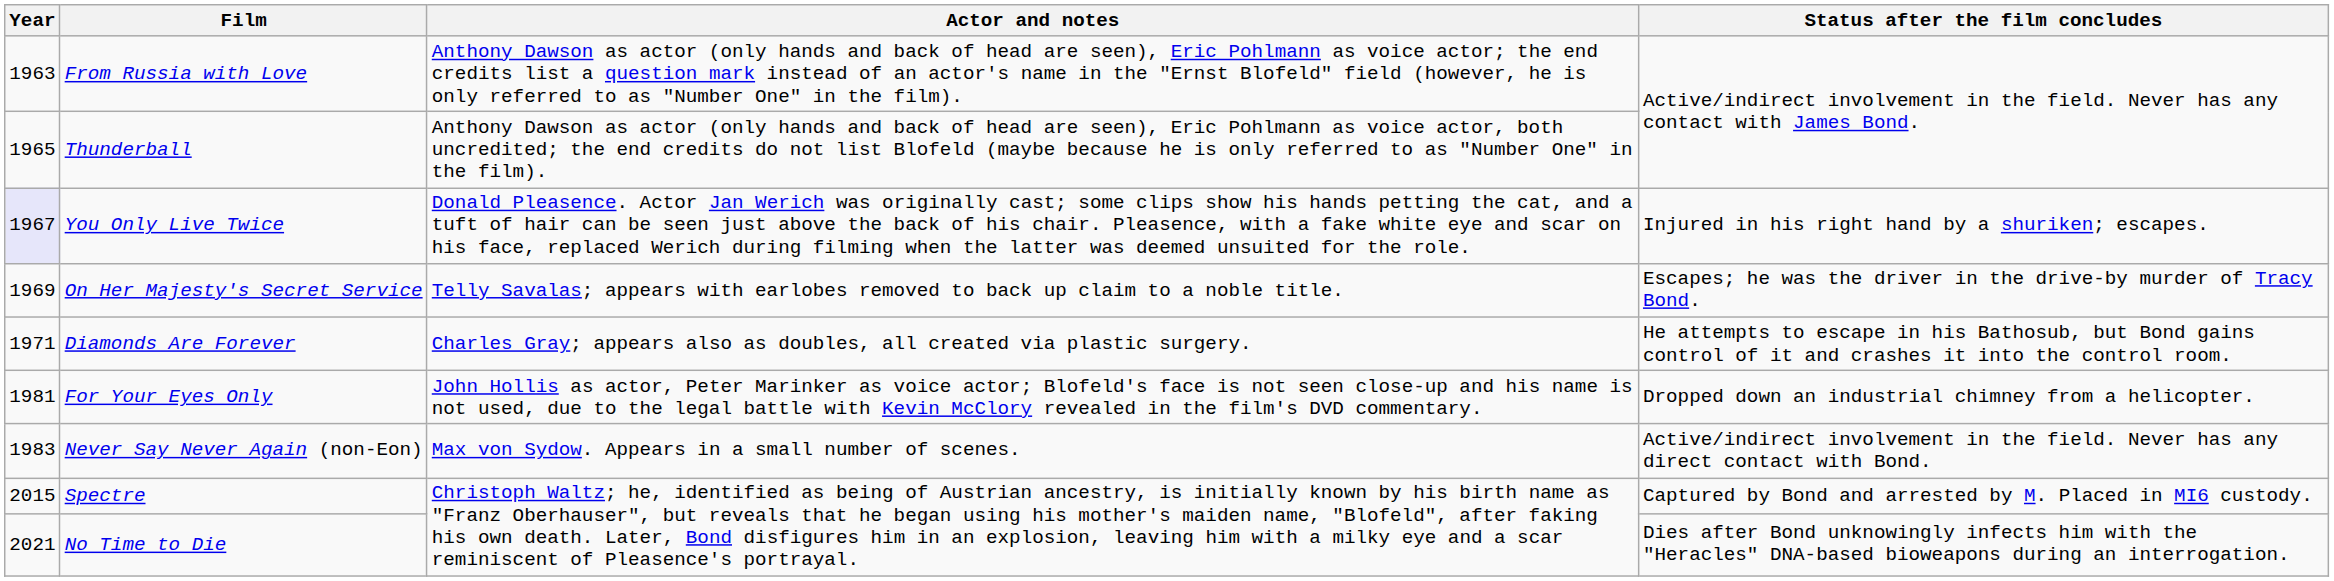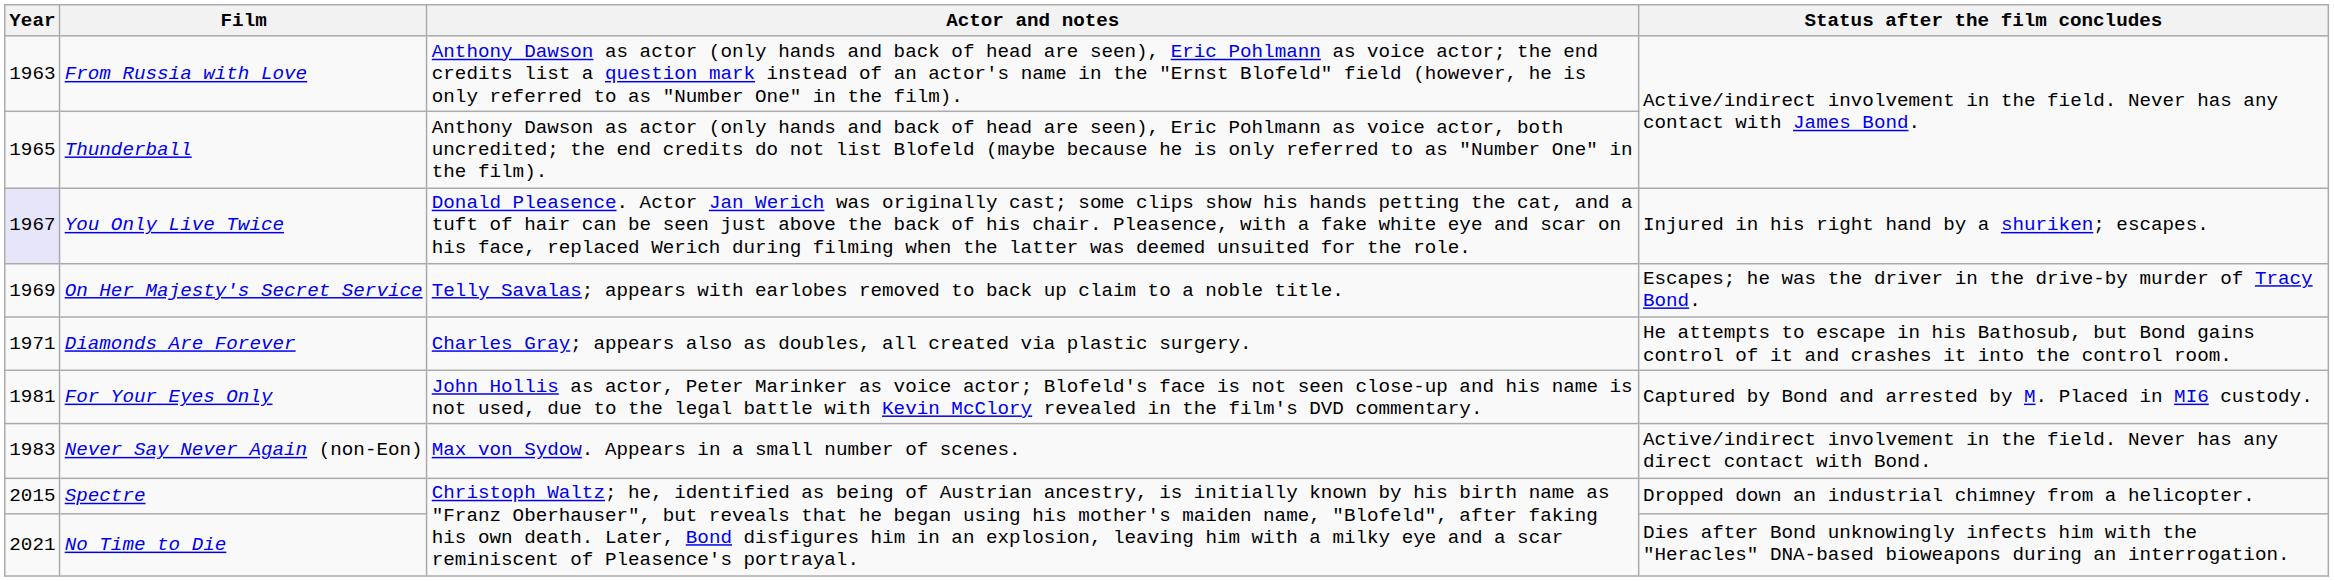(1949, 397) Dropped down an industrial chimney from a helicopter. -> (1978, 397) Captured by Bond and arrested by M. Placed in MI6 custody.
(1978, 496) Captured by Bond and arrested by M. Placed in MI6 custody. -> (1949, 496) Dropped down an industrial chimney from a helicopter.
